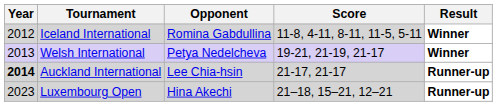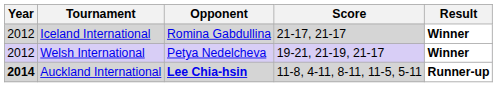(349, 34) 11-8, 4-11, 8-11, 11-5, 5-11 -> (311, 34) 21-17, 21-17
(21, 53) 2013 -> (21, 53) 2012
(205, 72) normal -> (207, 72) bold
(311, 72) 21-17, 21-17 -> (349, 72) 11-8, 4-11, 8-11, 11-5, 5-11
- row: (91, 92)
